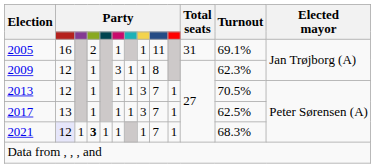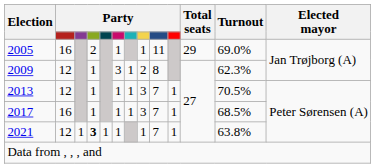(190, 49) 31 -> (190, 49) 29
(234, 49) 69.1% -> (234, 49) 69.0%
(143, 70) 1 -> (143, 70) 2
(65, 111) 13 -> (65, 111) 16
(234, 111) 62.5% -> (234, 111) 68.5%
(65, 132) lavender background -> (65, 132) no background
(234, 132) 68.3% -> (234, 132) 63.8%
